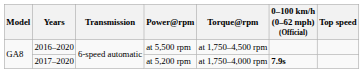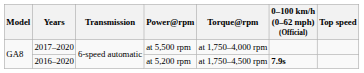(54, 47) 2016–2020 -> (54, 47) 2017–2020
(233, 47) at 1,750–4,500 rpm -> (233, 47) at 1,750–4,000 rpm
(54, 61) 2017–2020 -> (54, 61) 2016–2020
(233, 61) at 1,750–4,000 rpm -> (233, 61) at 1,750–4,500 rpm
